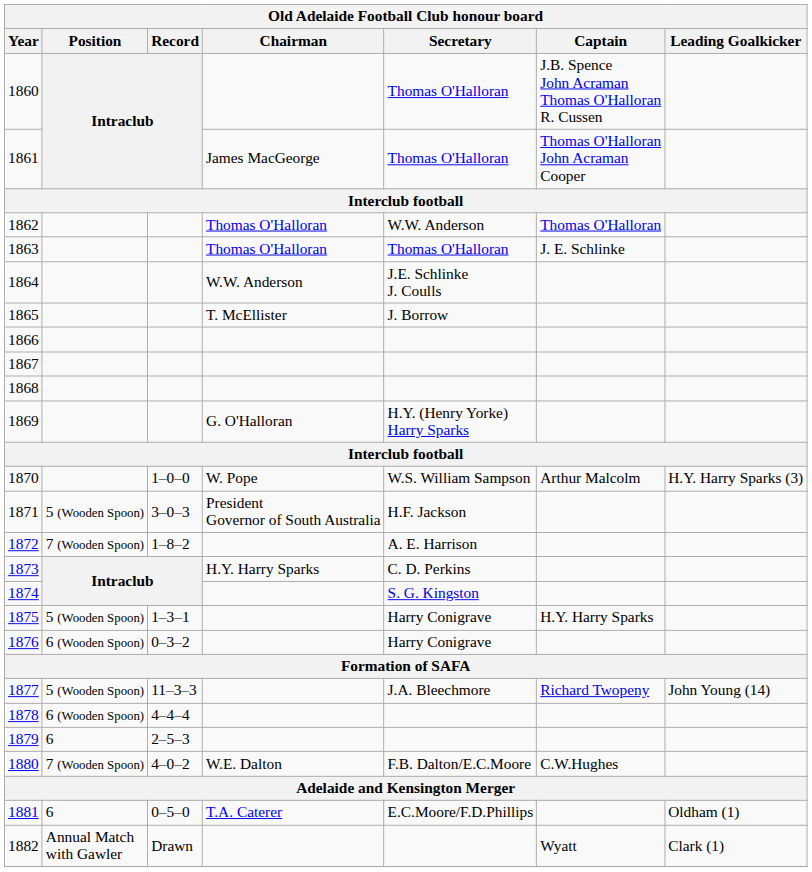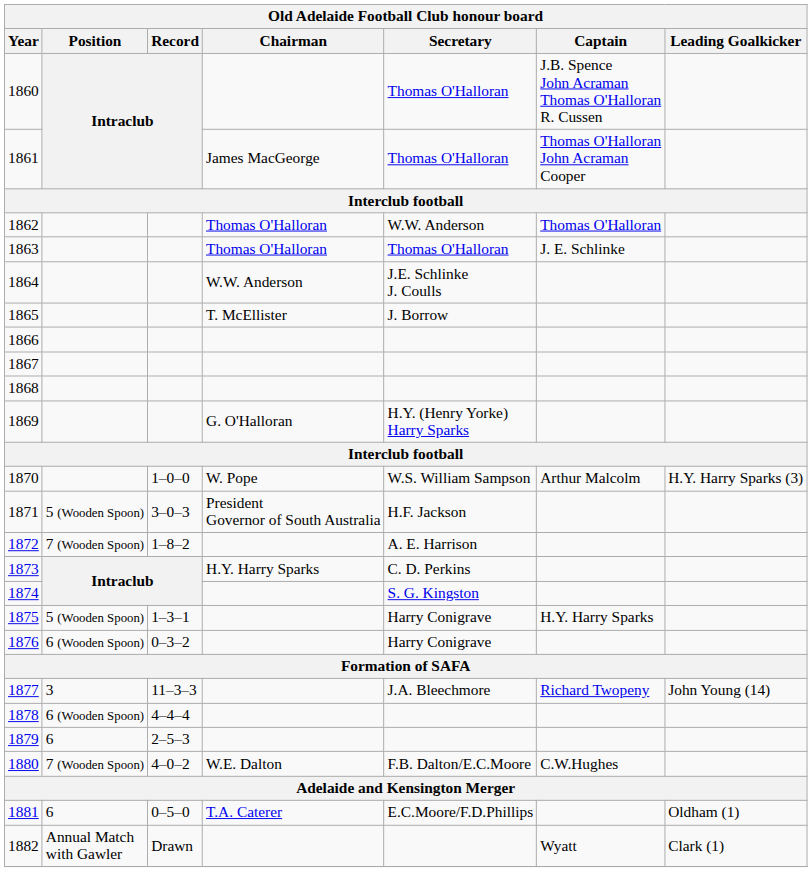(95, 690) 5 (Wooden Spoon) -> (50, 690) 3
